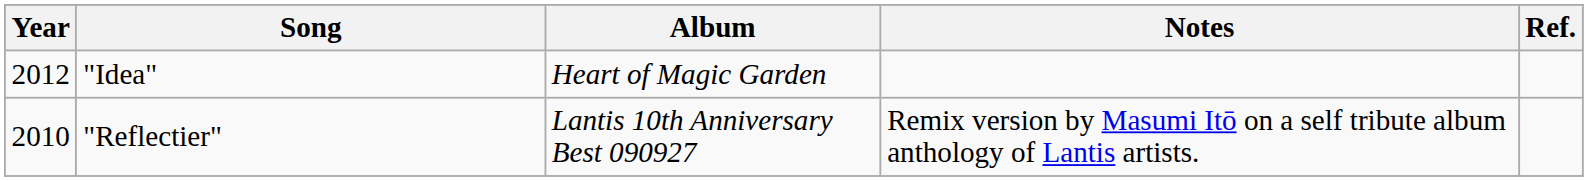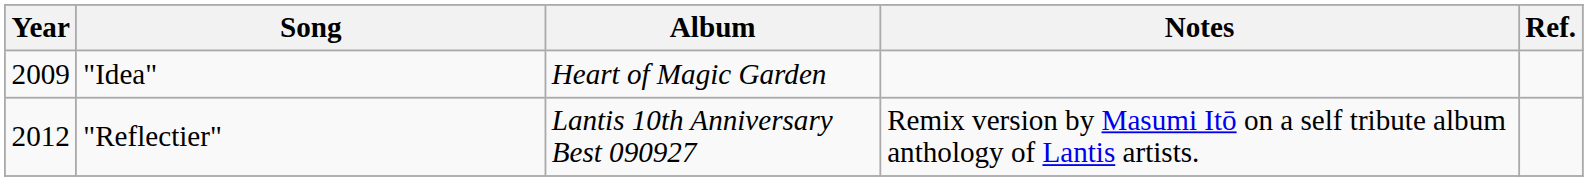(41, 73) 2012 -> (41, 73) 2009
(41, 136) 2010 -> (41, 136) 2012
